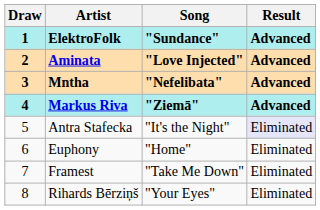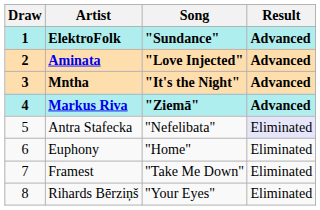(184, 82) "Nefelibata" -> (192, 82) "It's the Night"
(187, 127) "It's the Night" -> (180, 127) "Nefelibata"
